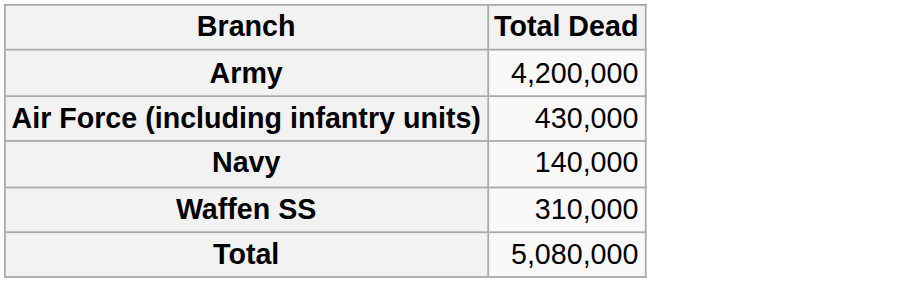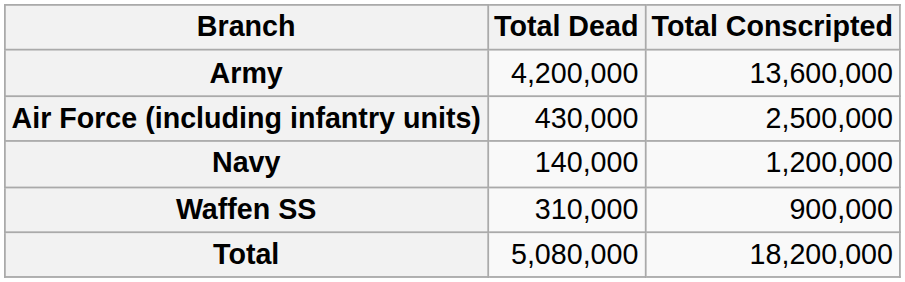+ column: (772, 27)
